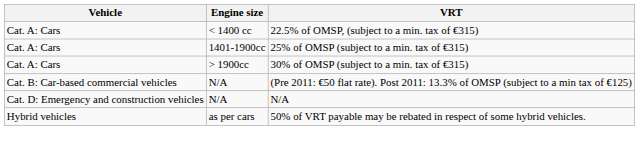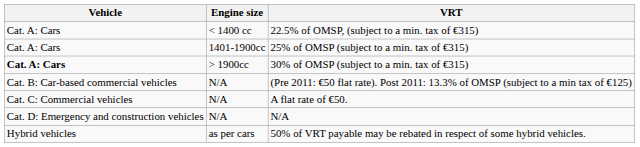(34, 64) normal -> (36, 64) bold
+ row: (309, 99)
